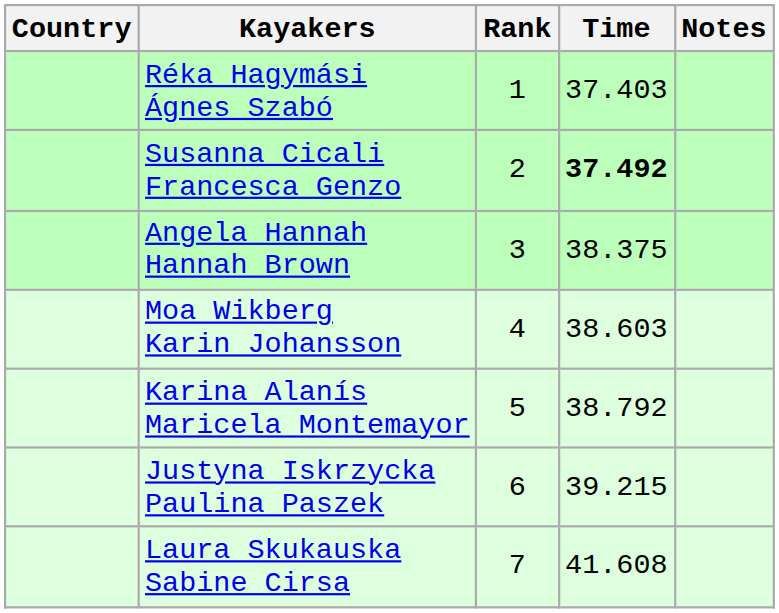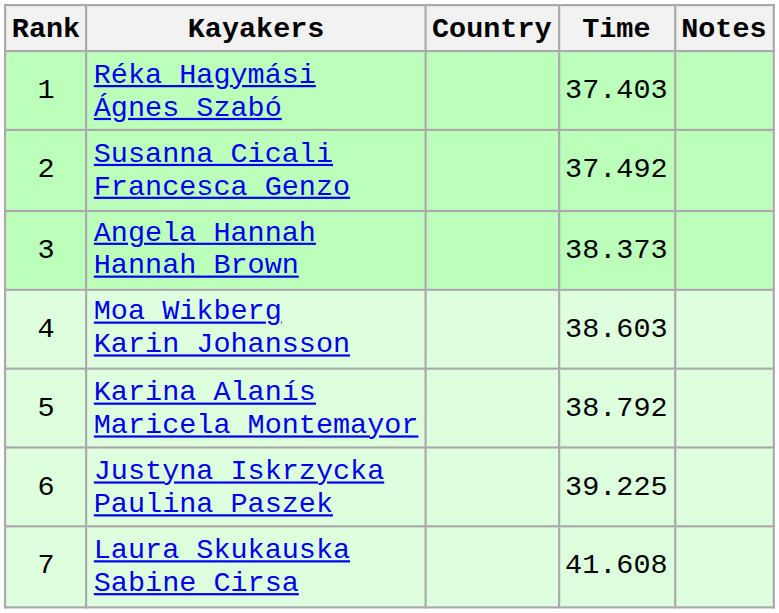columns swapped: (517, 28) <-> (72, 28)
(616, 170) bold -> (616, 170) normal
(616, 250) 38.375 -> (616, 250) 38.373
(616, 487) 39.215 -> (616, 487) 39.225
